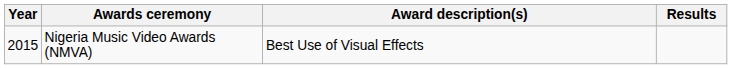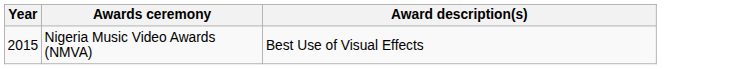- column: (691, 15)
